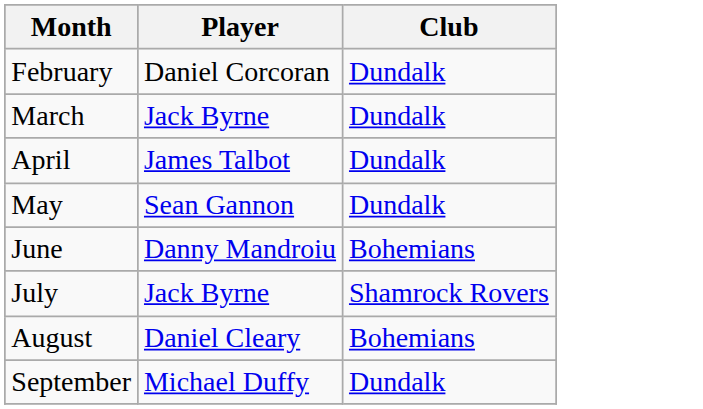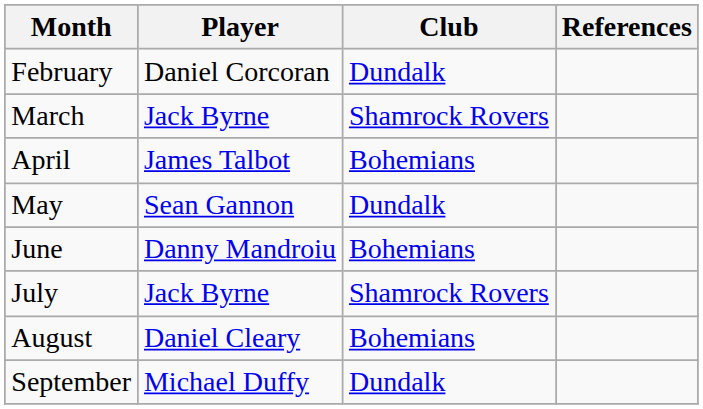+ column: (627, 26)
(397, 115) Dundalk -> (449, 115) Shamrock Rovers
(397, 159) Dundalk -> (412, 159) Bohemians
